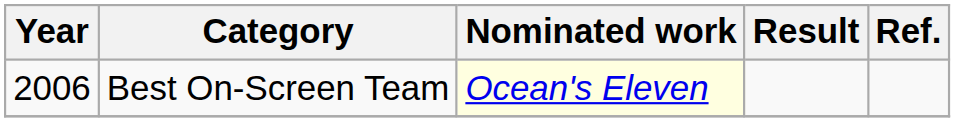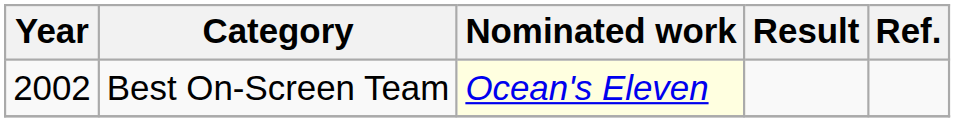(52, 87) 2006 -> (52, 87) 2002
